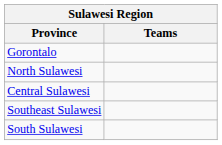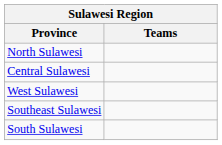- row: (32, 52)
+ row: (43, 91)
